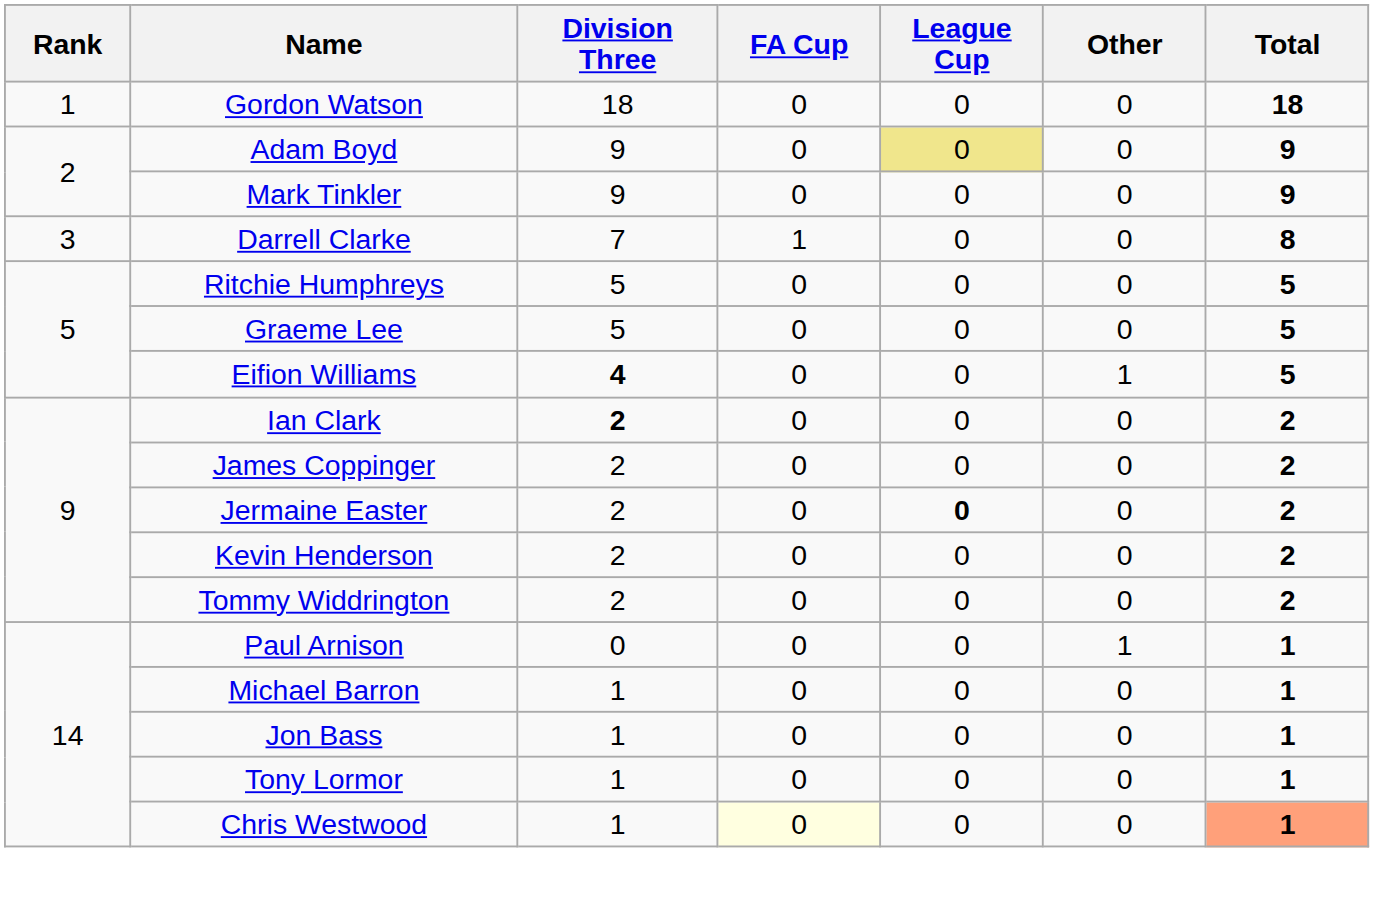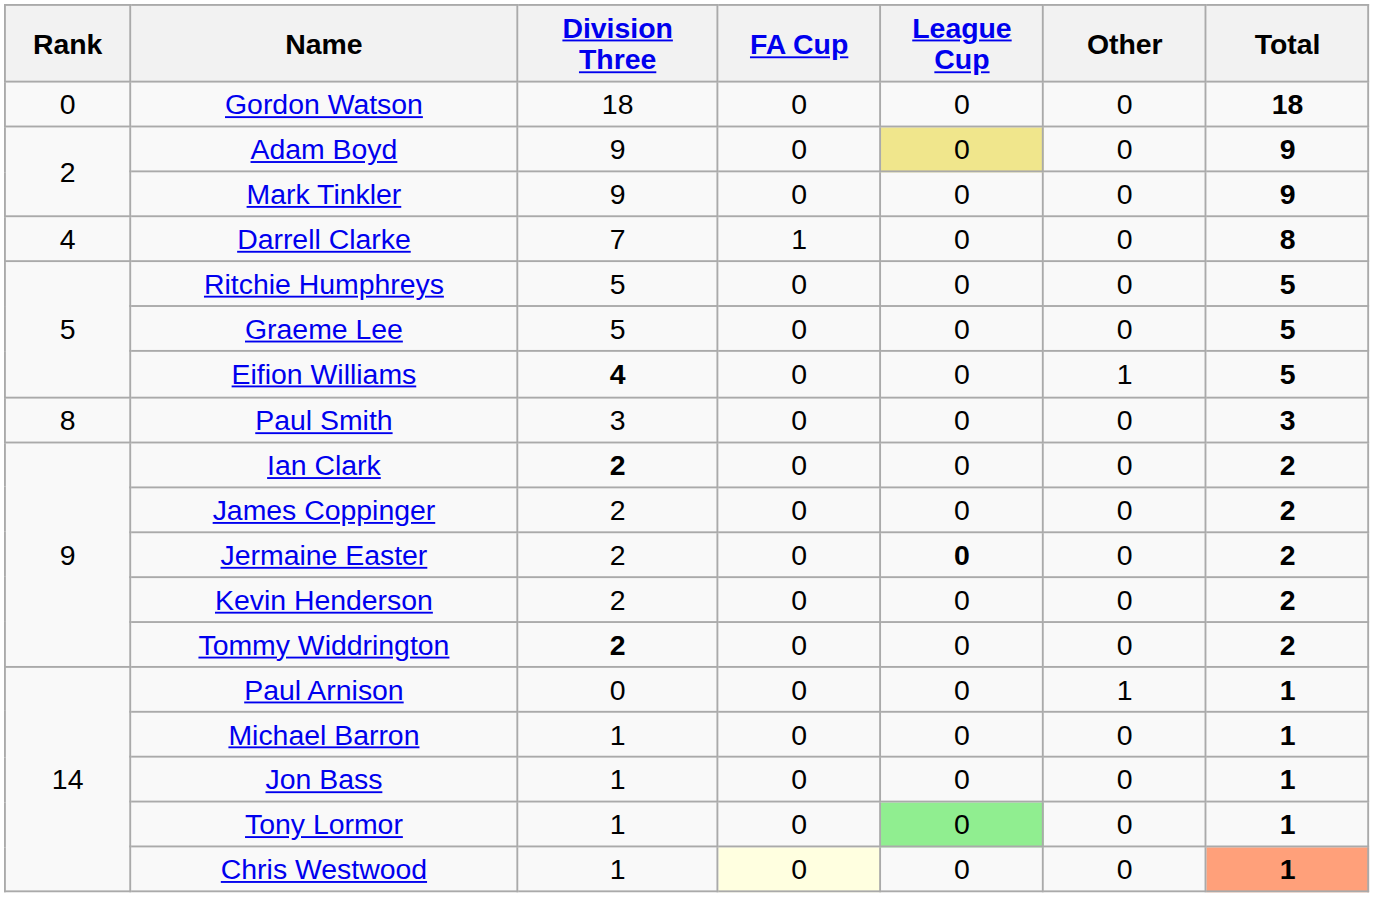(68, 104) 1 -> (68, 104) 0
(68, 239) 3 -> (68, 239) 4
+ row: (324, 419)
(618, 599) normal -> (618, 644) bold
(962, 779) no background -> (962, 824) lightgreen background
